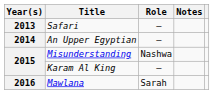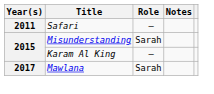(25, 26) 2013 -> (25, 26) 2011
- row: (92, 40)
(156, 54) Nashwa -> (148, 40) Sarah
(25, 82) 2016 -> (25, 68) 2017
